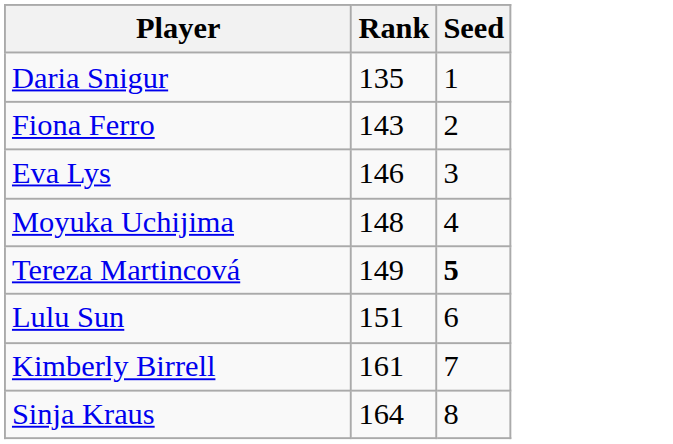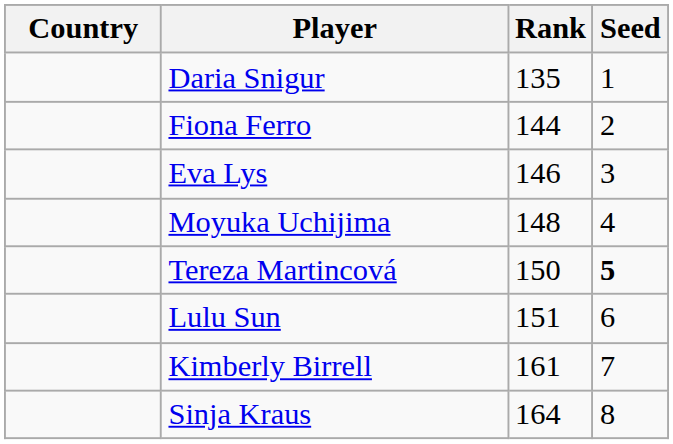+ column: (83, 28)
(381, 125) 143 -> (538, 125) 144
(381, 269) 149 -> (538, 269) 150
